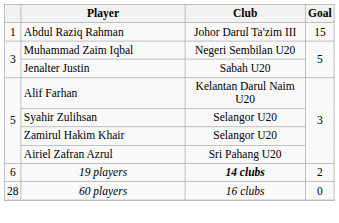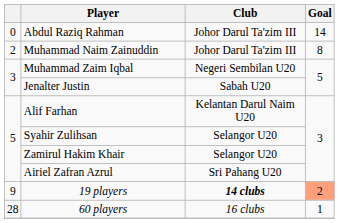(13, 31) 1 -> (13, 31) 0
(320, 31) 15 -> (320, 31) 14
+ row: (91, 50)
(13, 172) 6 -> (13, 191) 9
(320, 172) no background -> (320, 191) lightsalmon background
(320, 191) 0 -> (320, 209) 1
